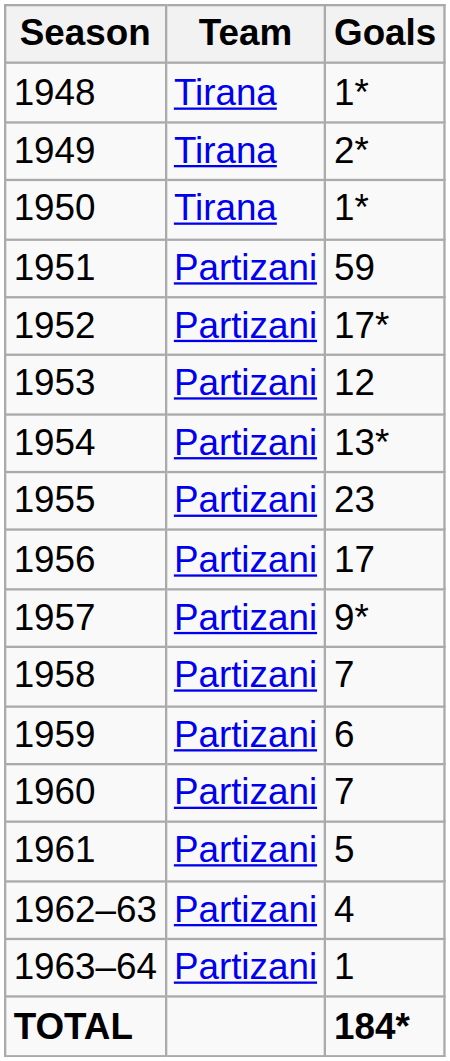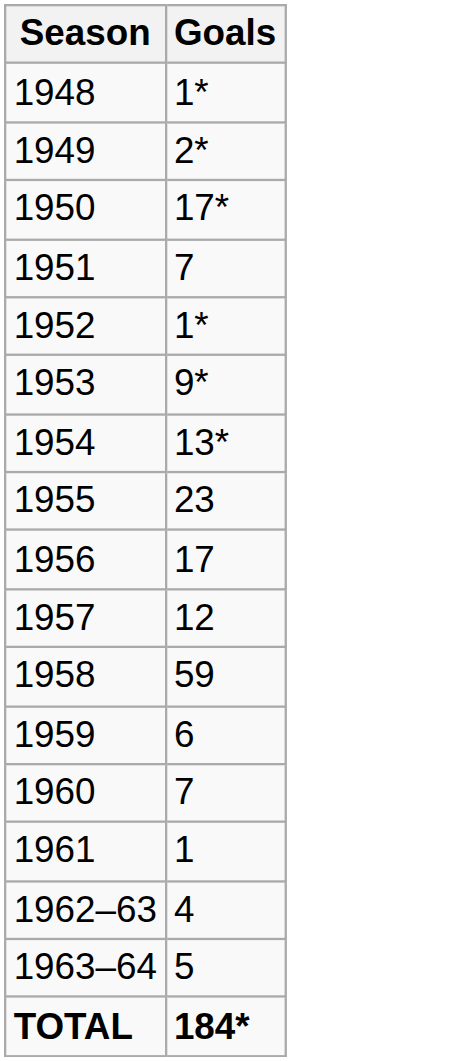- column: (245, 33)
(351, 208) 1* -> (202, 208) 17*
(354, 267) 59 -> (184, 267) 7
(362, 325) 17* -> (191, 325) 1*
(354, 383) 12 -> (191, 383) 9*
(351, 617) 9* -> (194, 617) 12
(344, 675) 7 -> (194, 675) 59
(344, 850) 5 -> (184, 850) 1
(344, 967) 1 -> (184, 967) 5
